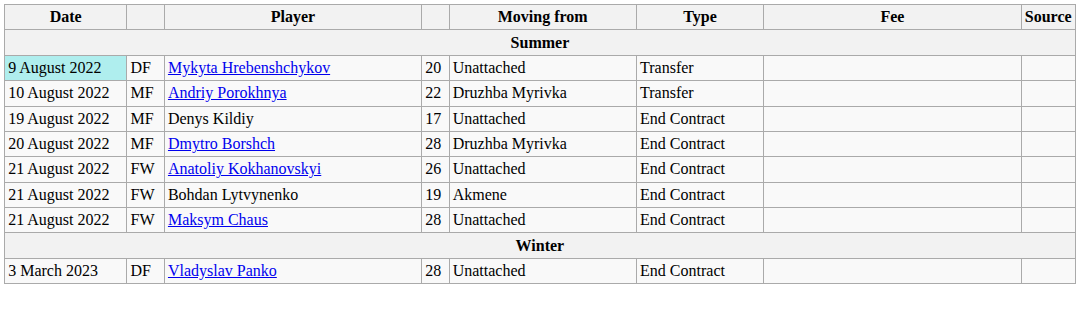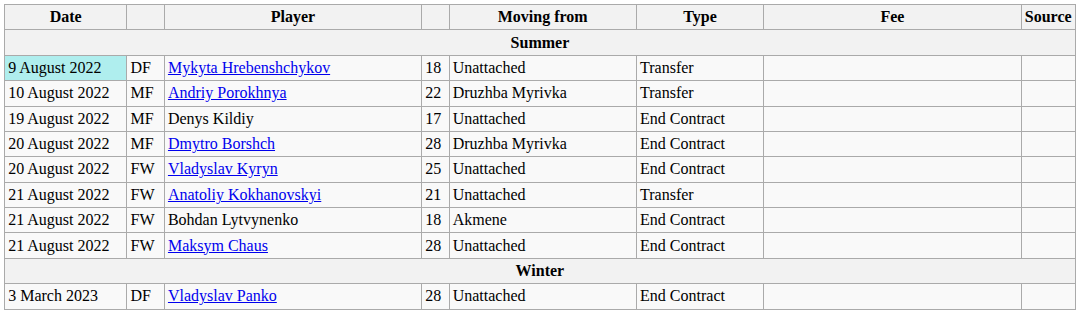(433, 67) 20 -> (433, 67) 18
+ row: (223, 169)
(433, 169) 26 -> (433, 194) 21
(682, 169) End Contract -> (667, 194) Transfer
(433, 194) 19 -> (433, 220) 18
